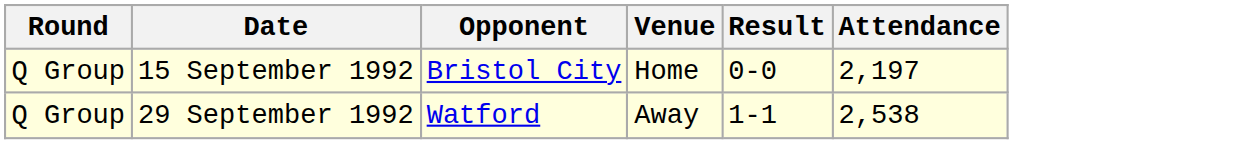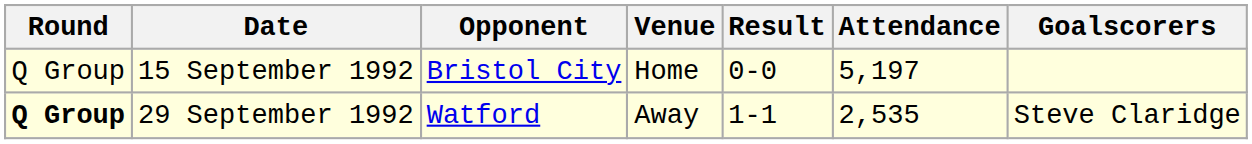+ column: (1127, 27)
(879, 71) 2,197 -> (879, 71) 5,197
(68, 115) normal -> (68, 115) bold
(879, 115) 2,538 -> (879, 115) 2,535
